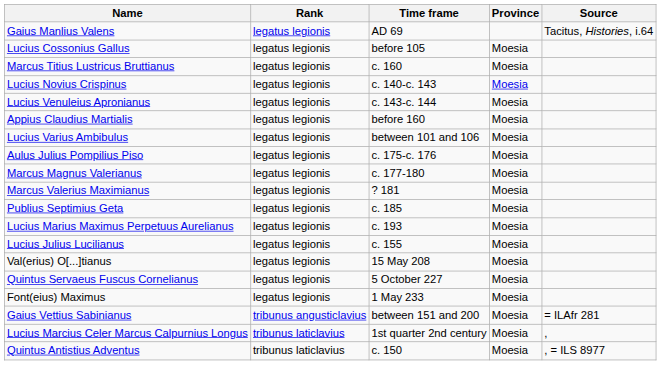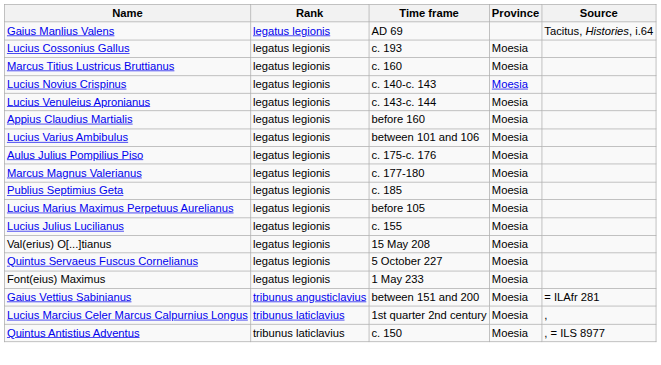(398, 48) before 105 -> (387, 48) c. 193
- row: (78, 191)
(387, 226) c. 193 -> (398, 208) before 105
